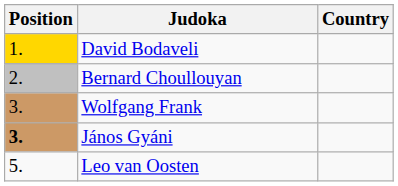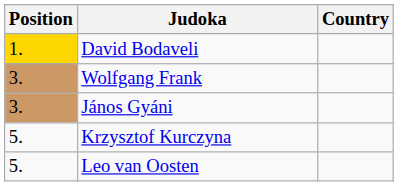- row: (162, 78)
(16, 136) bold -> (16, 107) normal
+ row: (156, 136)
